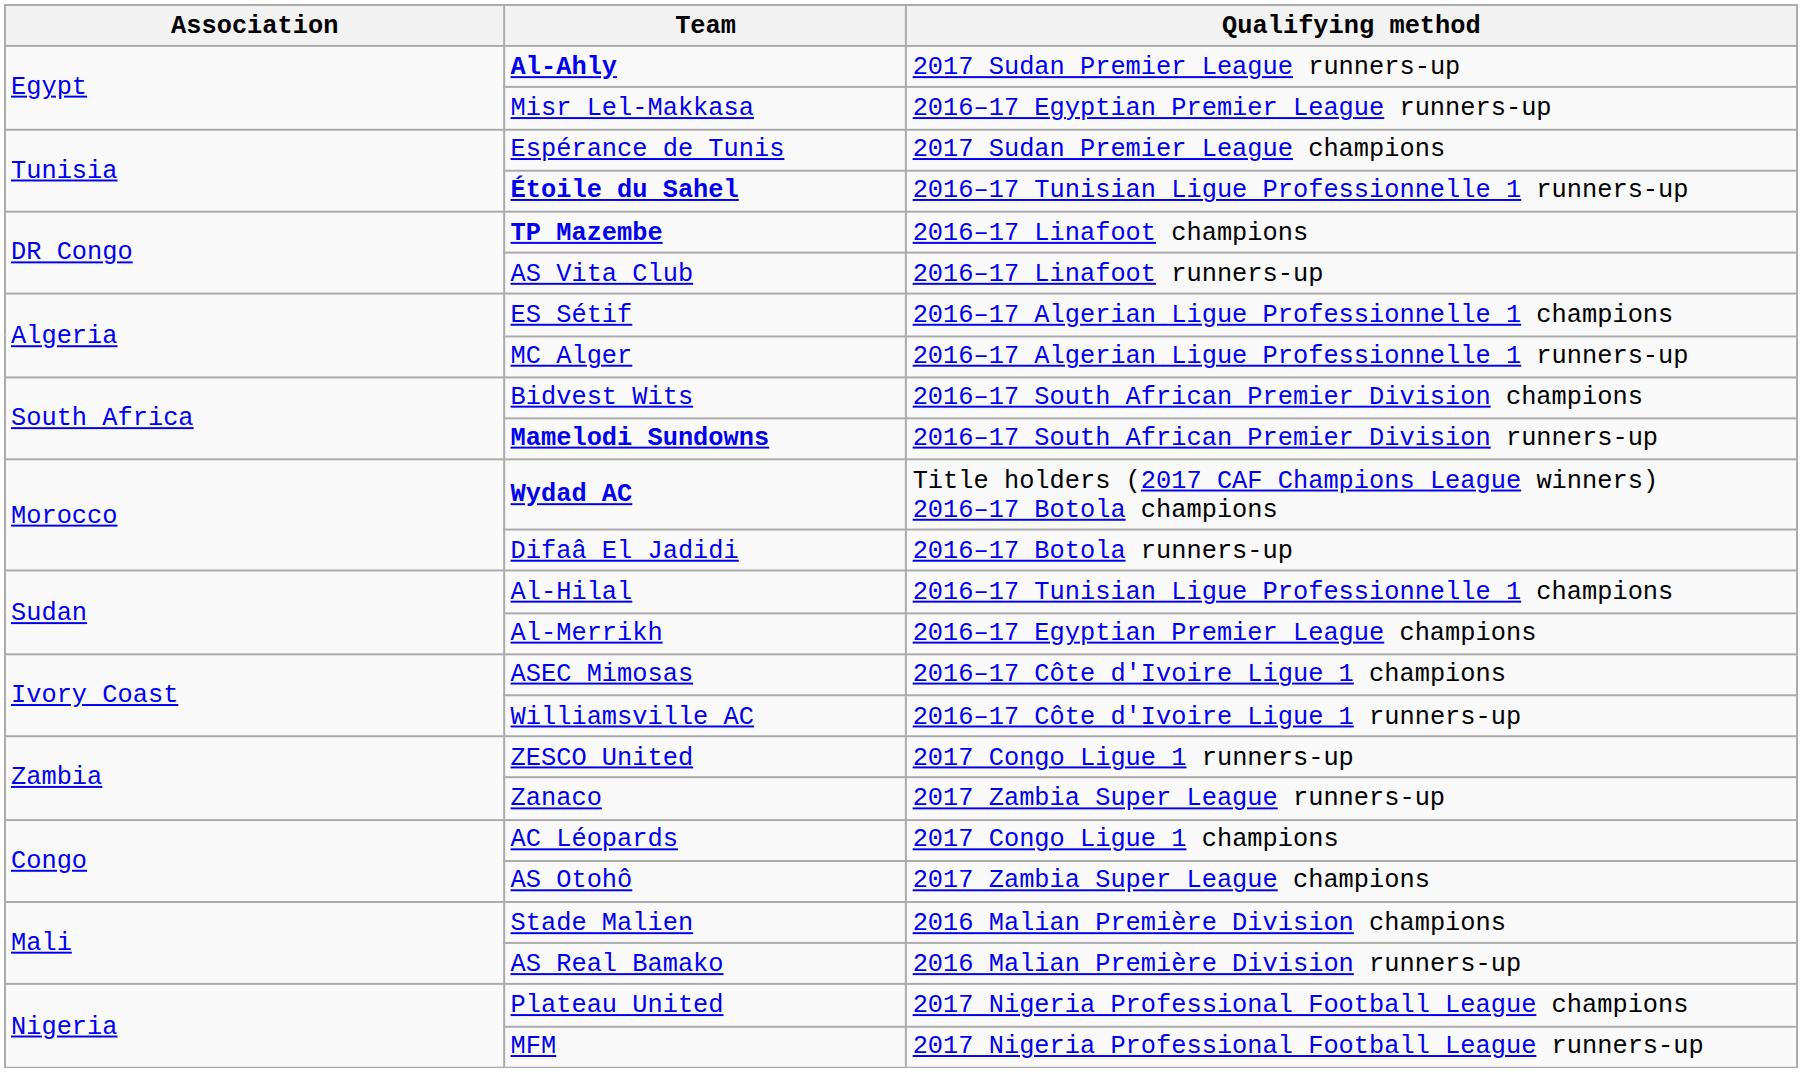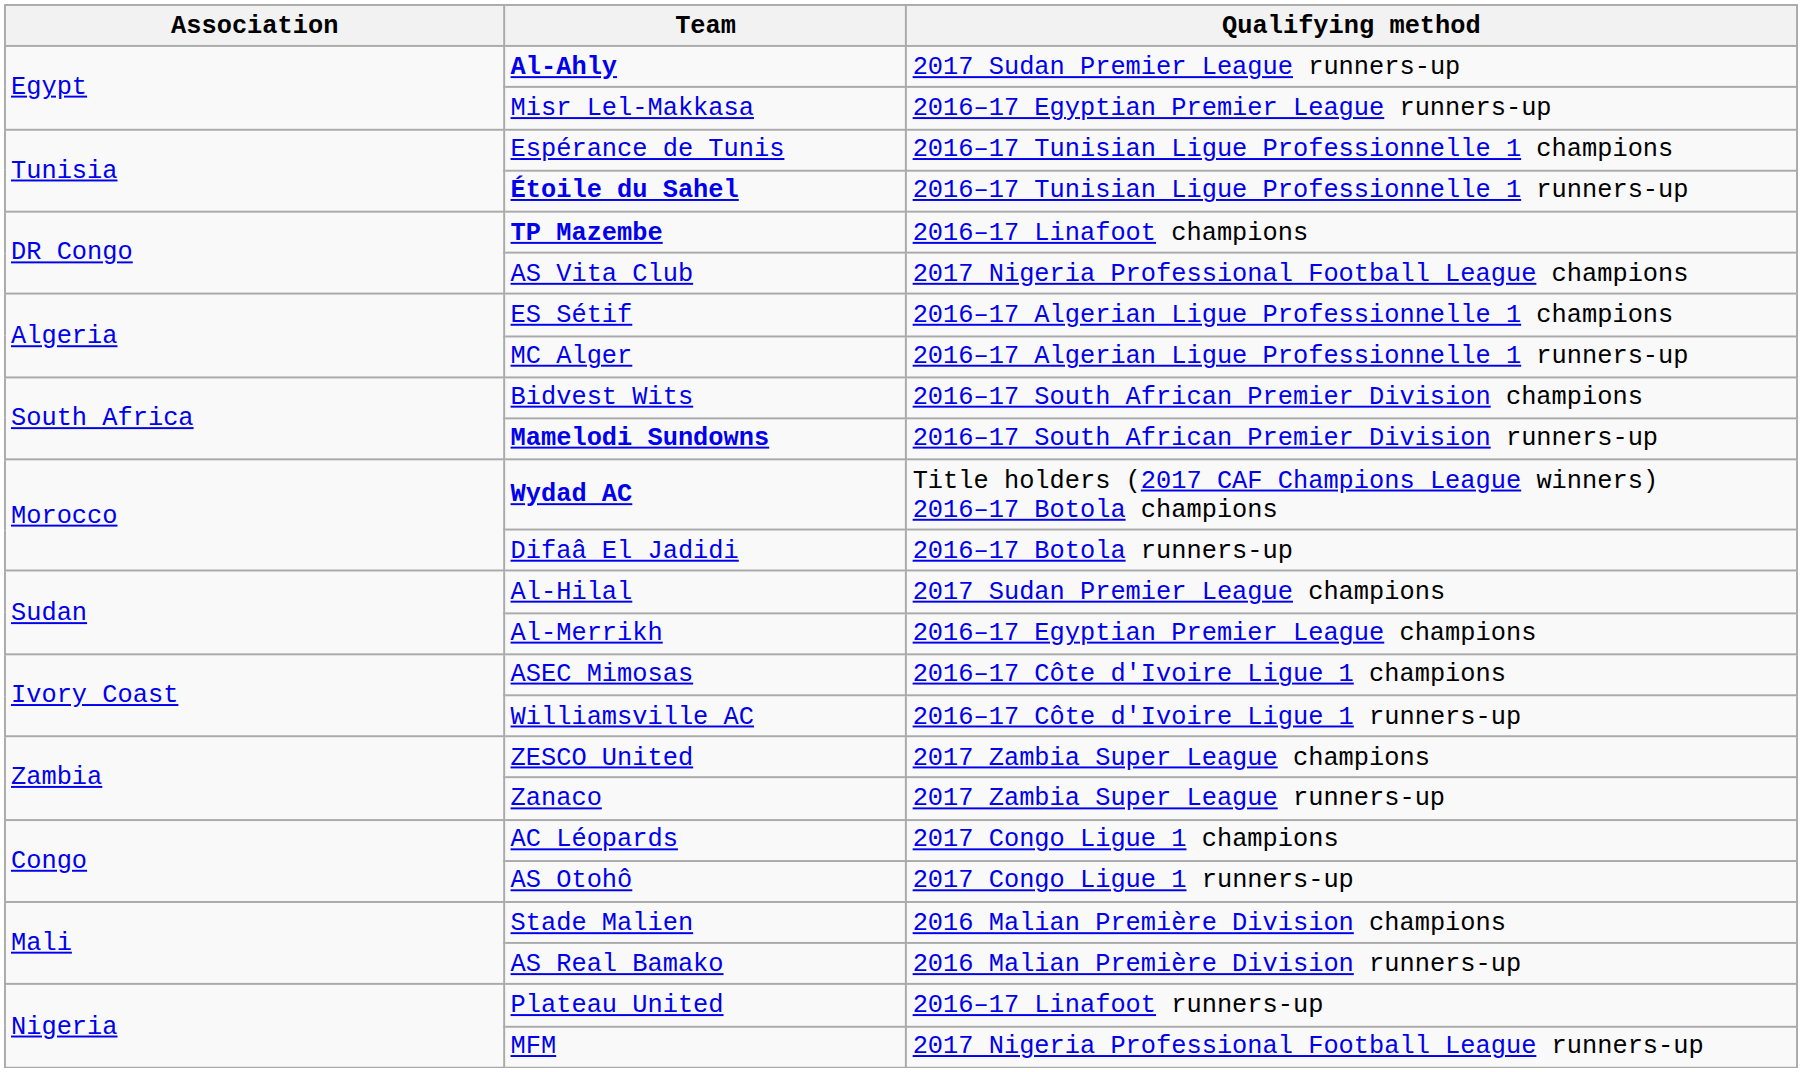(1179, 150) 2017 Sudan Premier League champions -> (1293, 150) 2016–17 Tunisian Ligue Professionnelle 1 champions
(1118, 274) 2016–17 Linafoot runners-up -> (1301, 274) 2017 Nigeria Professional Football League champions
(1293, 592) 2016–17 Tunisian Ligue Professionnelle 1 champions -> (1179, 592) 2017 Sudan Premier League champions
(1133, 757) 2017 Congo Ligue 1 runners-up -> (1171, 757) 2017 Zambia Super League champions
(1171, 881) 2017 Zambia Super League champions -> (1133, 881) 2017 Congo Ligue 1 runners-up
(1301, 1005) 2017 Nigeria Professional Football League champions -> (1118, 1005) 2016–17 Linafoot runners-up
